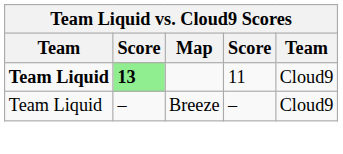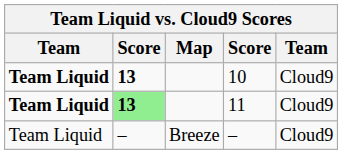+ row: (237, 76)
